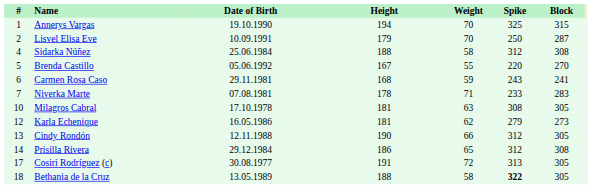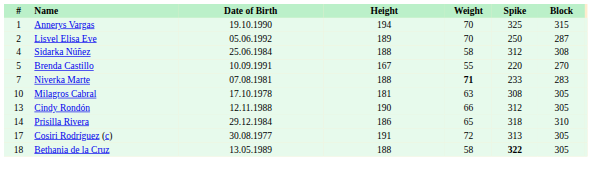(251, 38) 10.09.1991 -> (251, 38) 05.06.1992
(384, 38) 179 -> (384, 38) 189
(251, 66) 05.06.1992 -> (251, 66) 10.09.1991
- row: (71, 80)
(384, 94) 178 -> (384, 80) 188
(468, 94) normal -> (468, 80) bold
- row: (66, 121)
(515, 149) 312 -> (515, 121) 318
(562, 149) 308 -> (562, 121) 310
